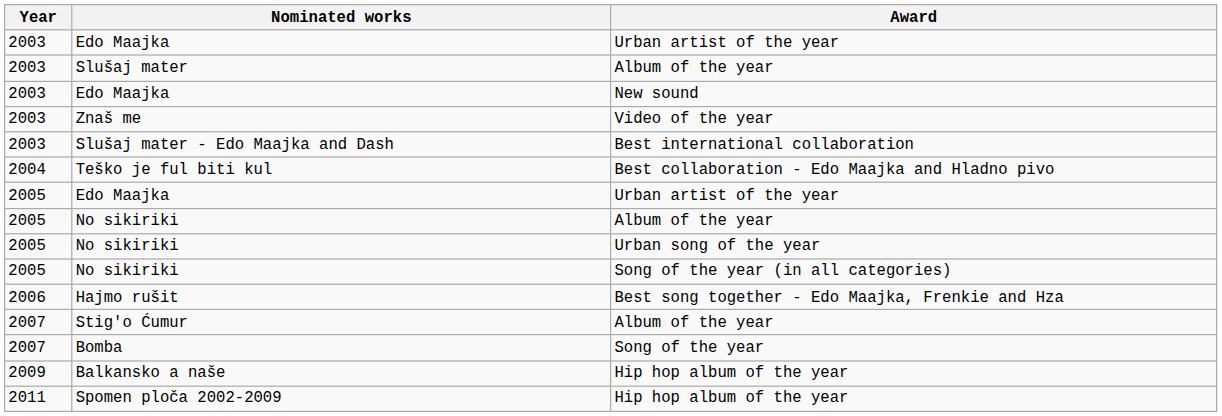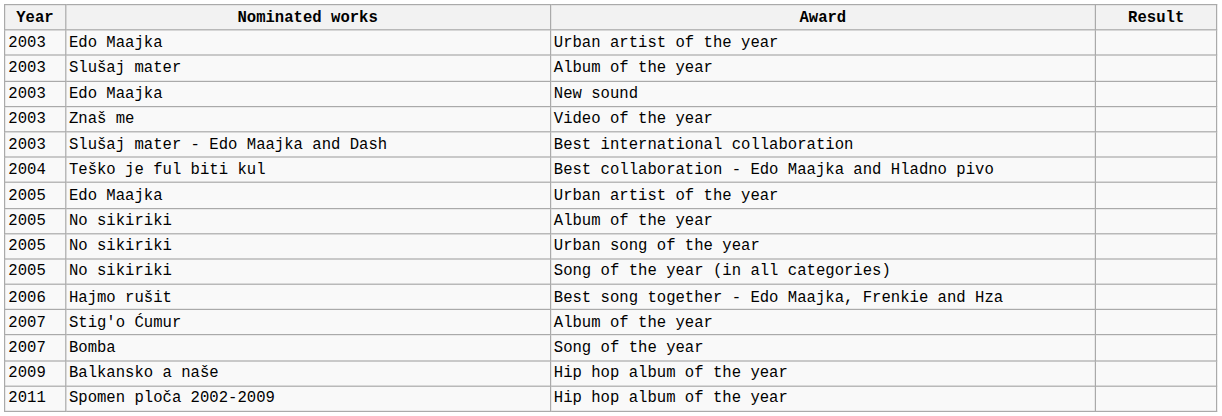+ column: (1156, 17)
